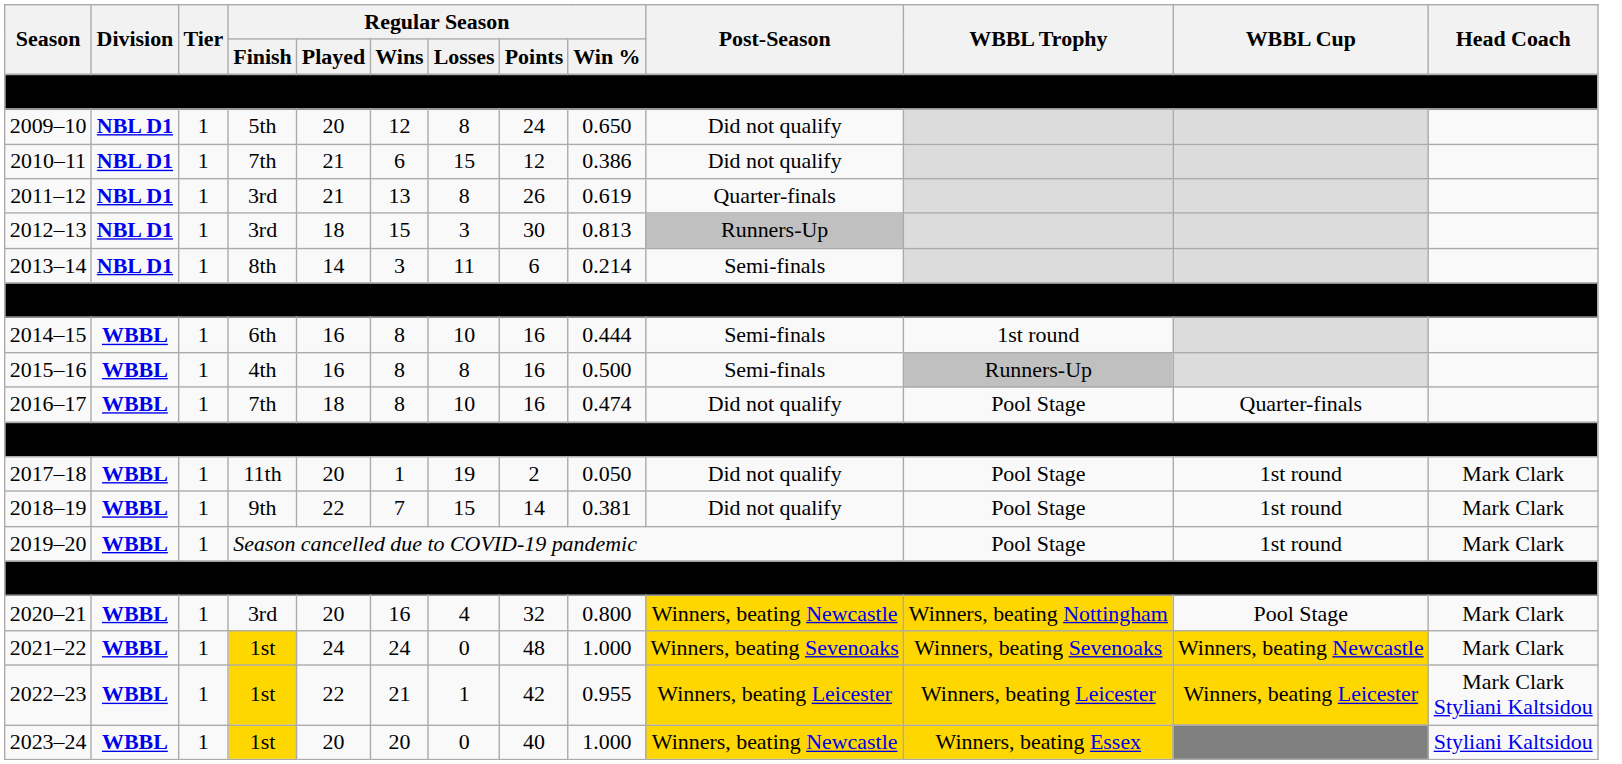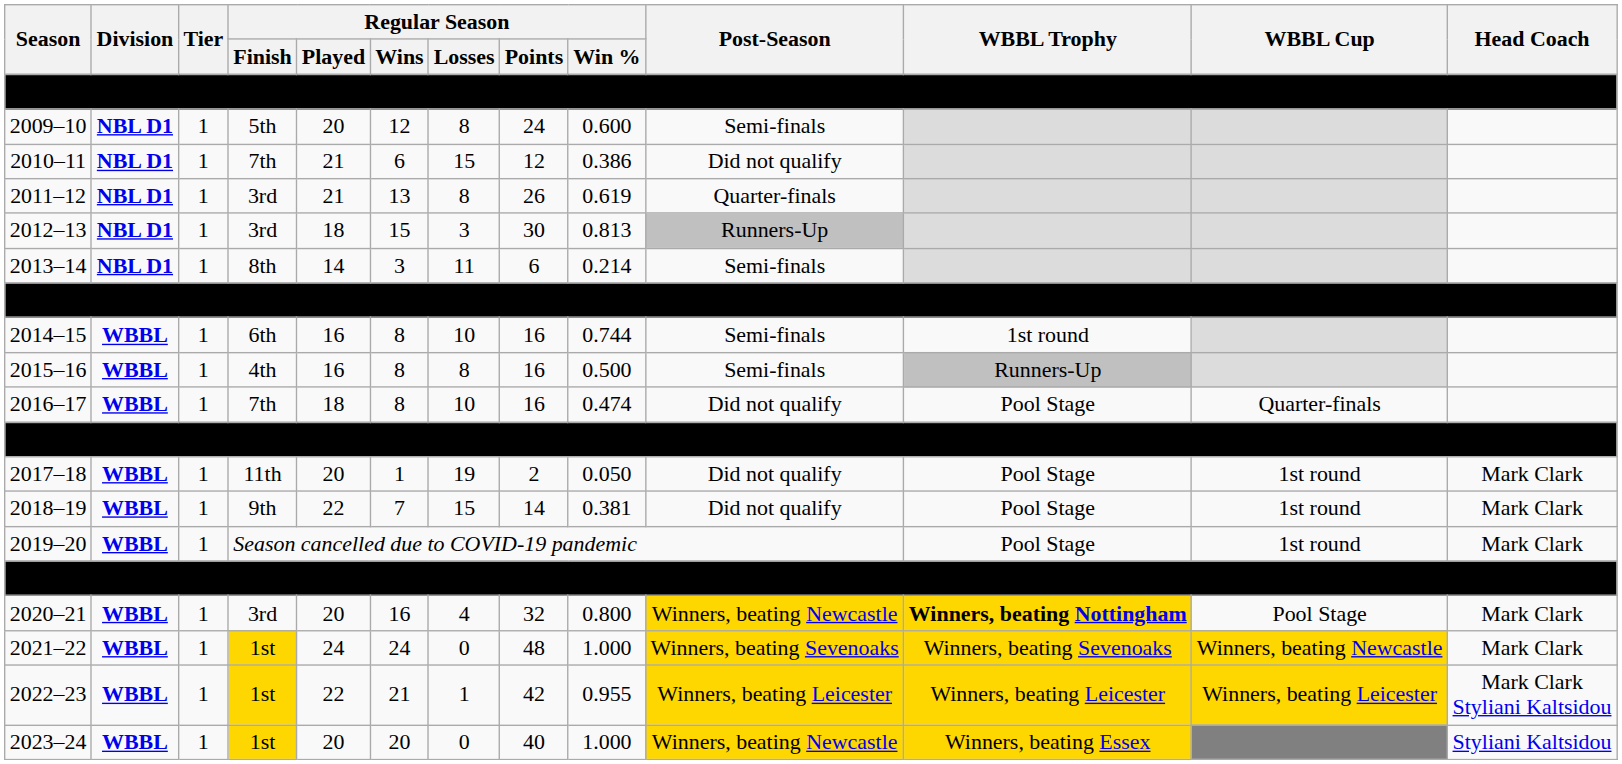(607, 126) 0.650 -> (607, 126) 0.600
(775, 126) Did not qualify -> (775, 126) Semi-finals
(607, 334) 0.444 -> (607, 334) 0.744
(1038, 612) normal -> (1048, 612) bold
